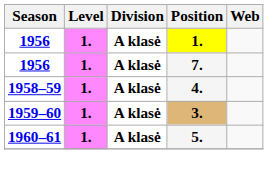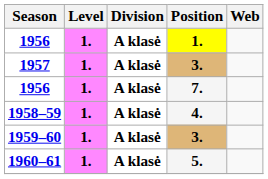+ row: (35, 64)
